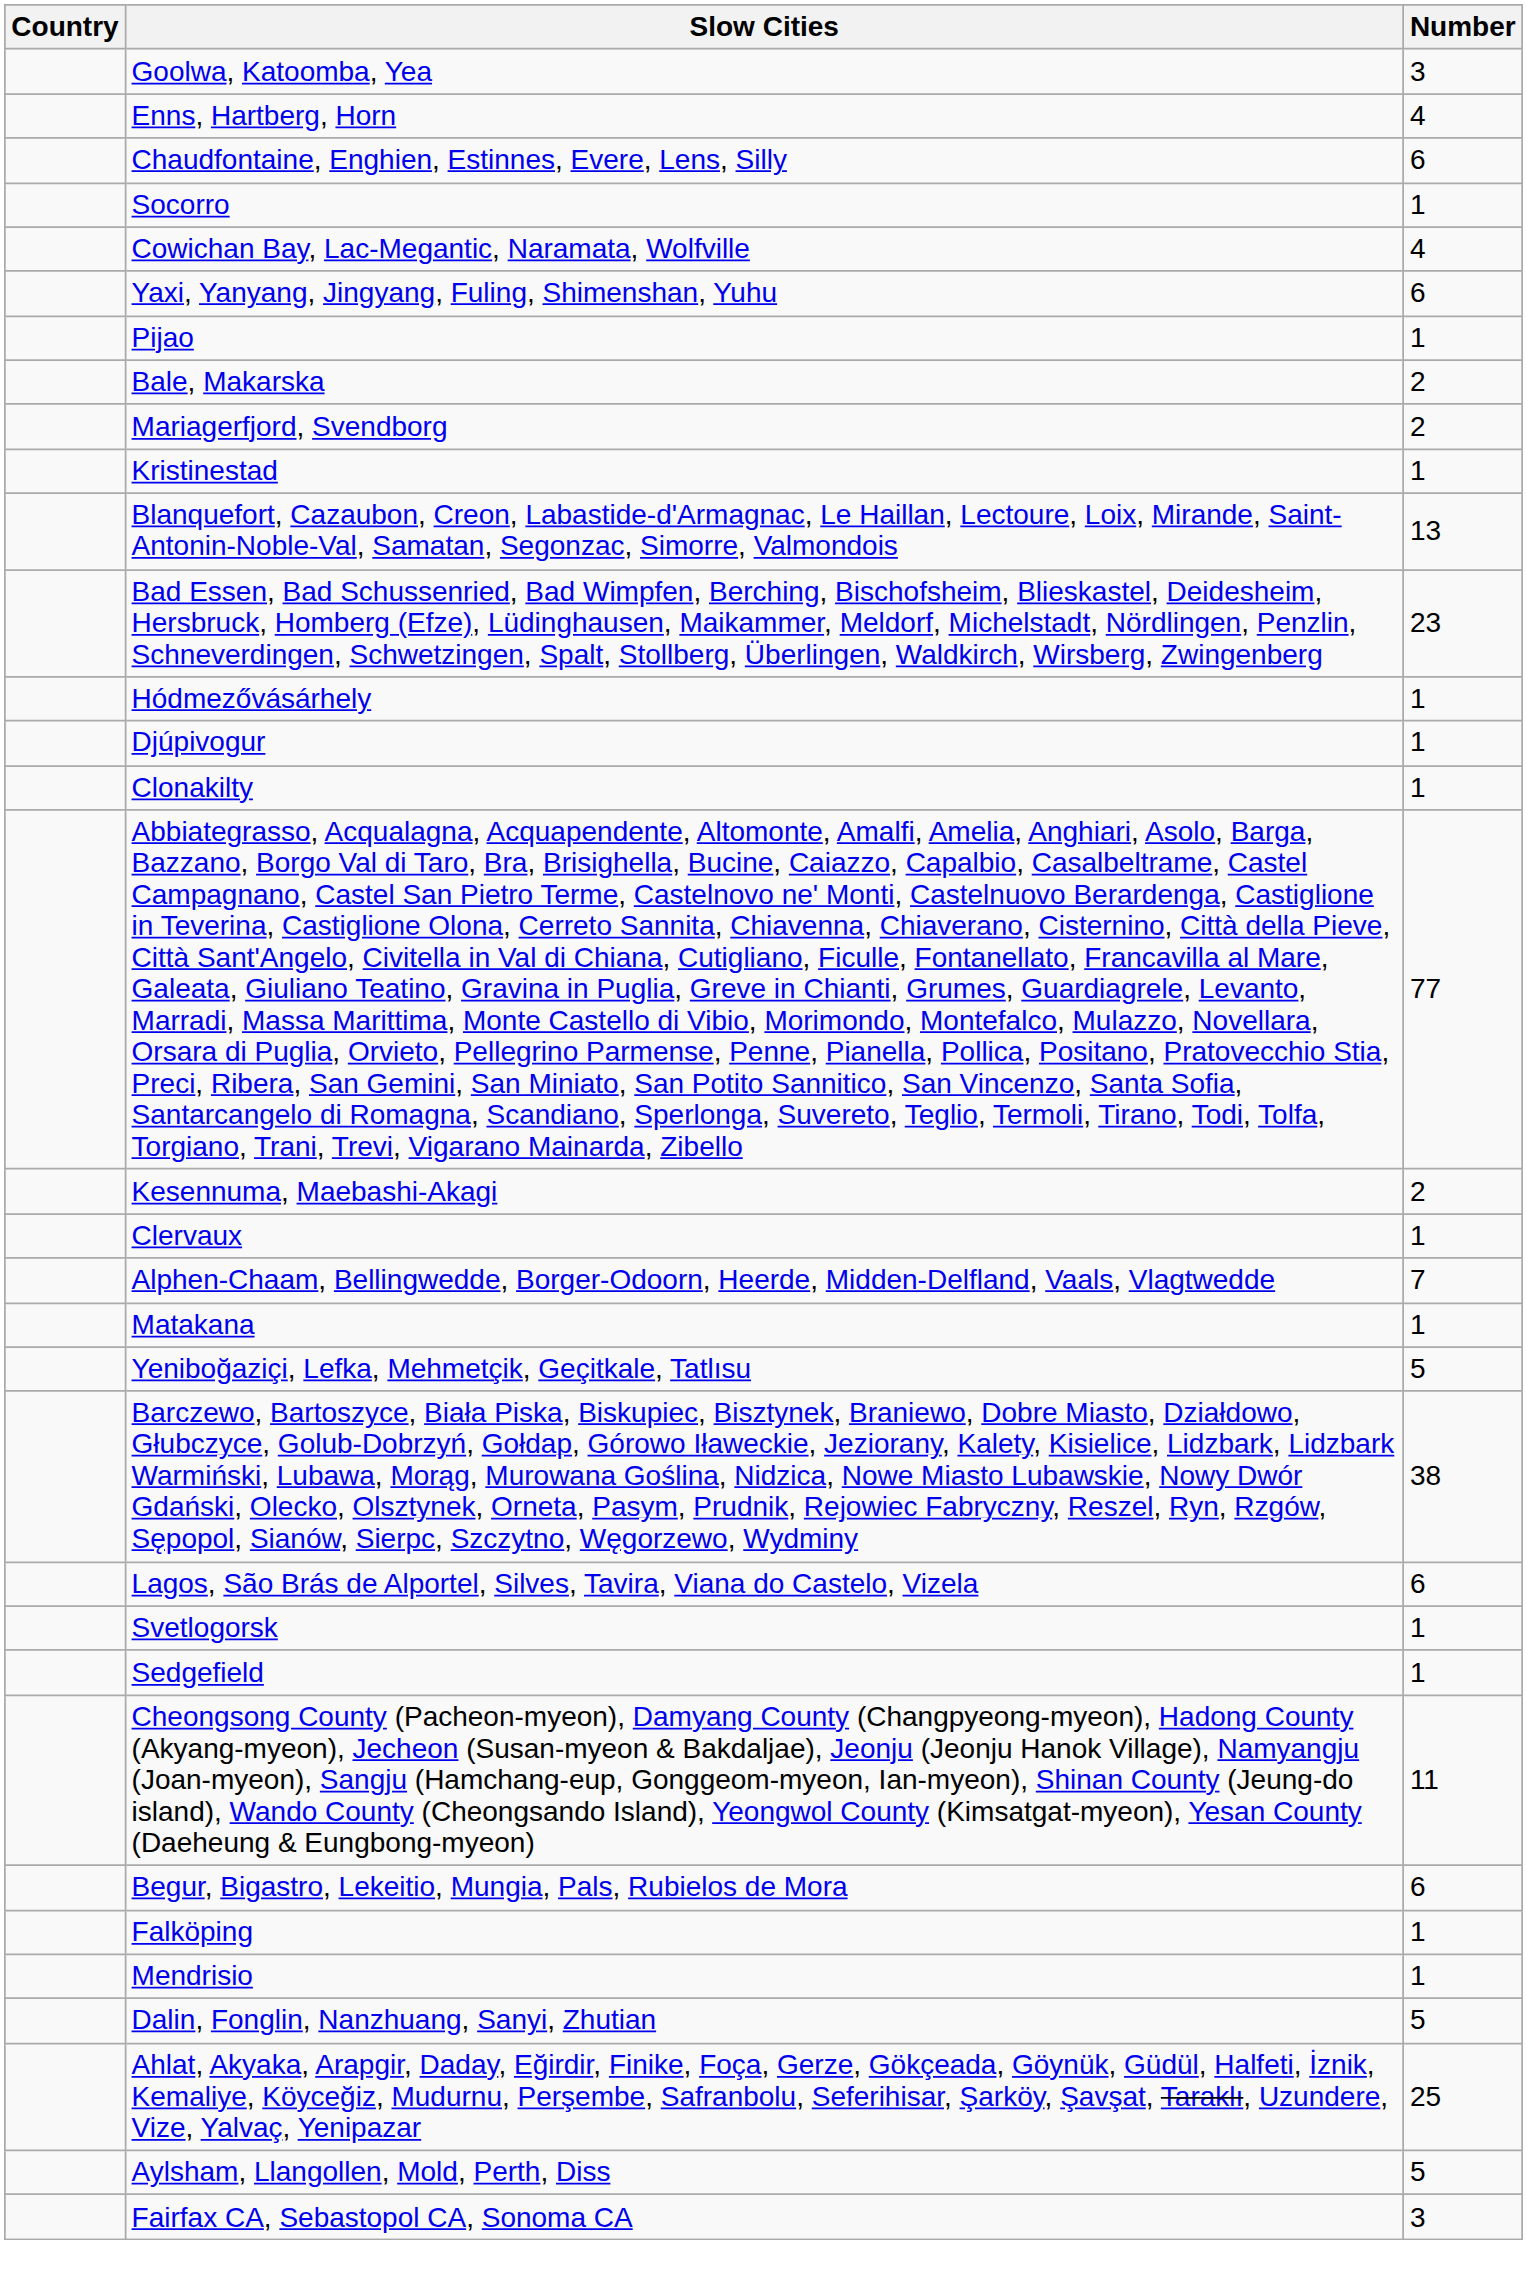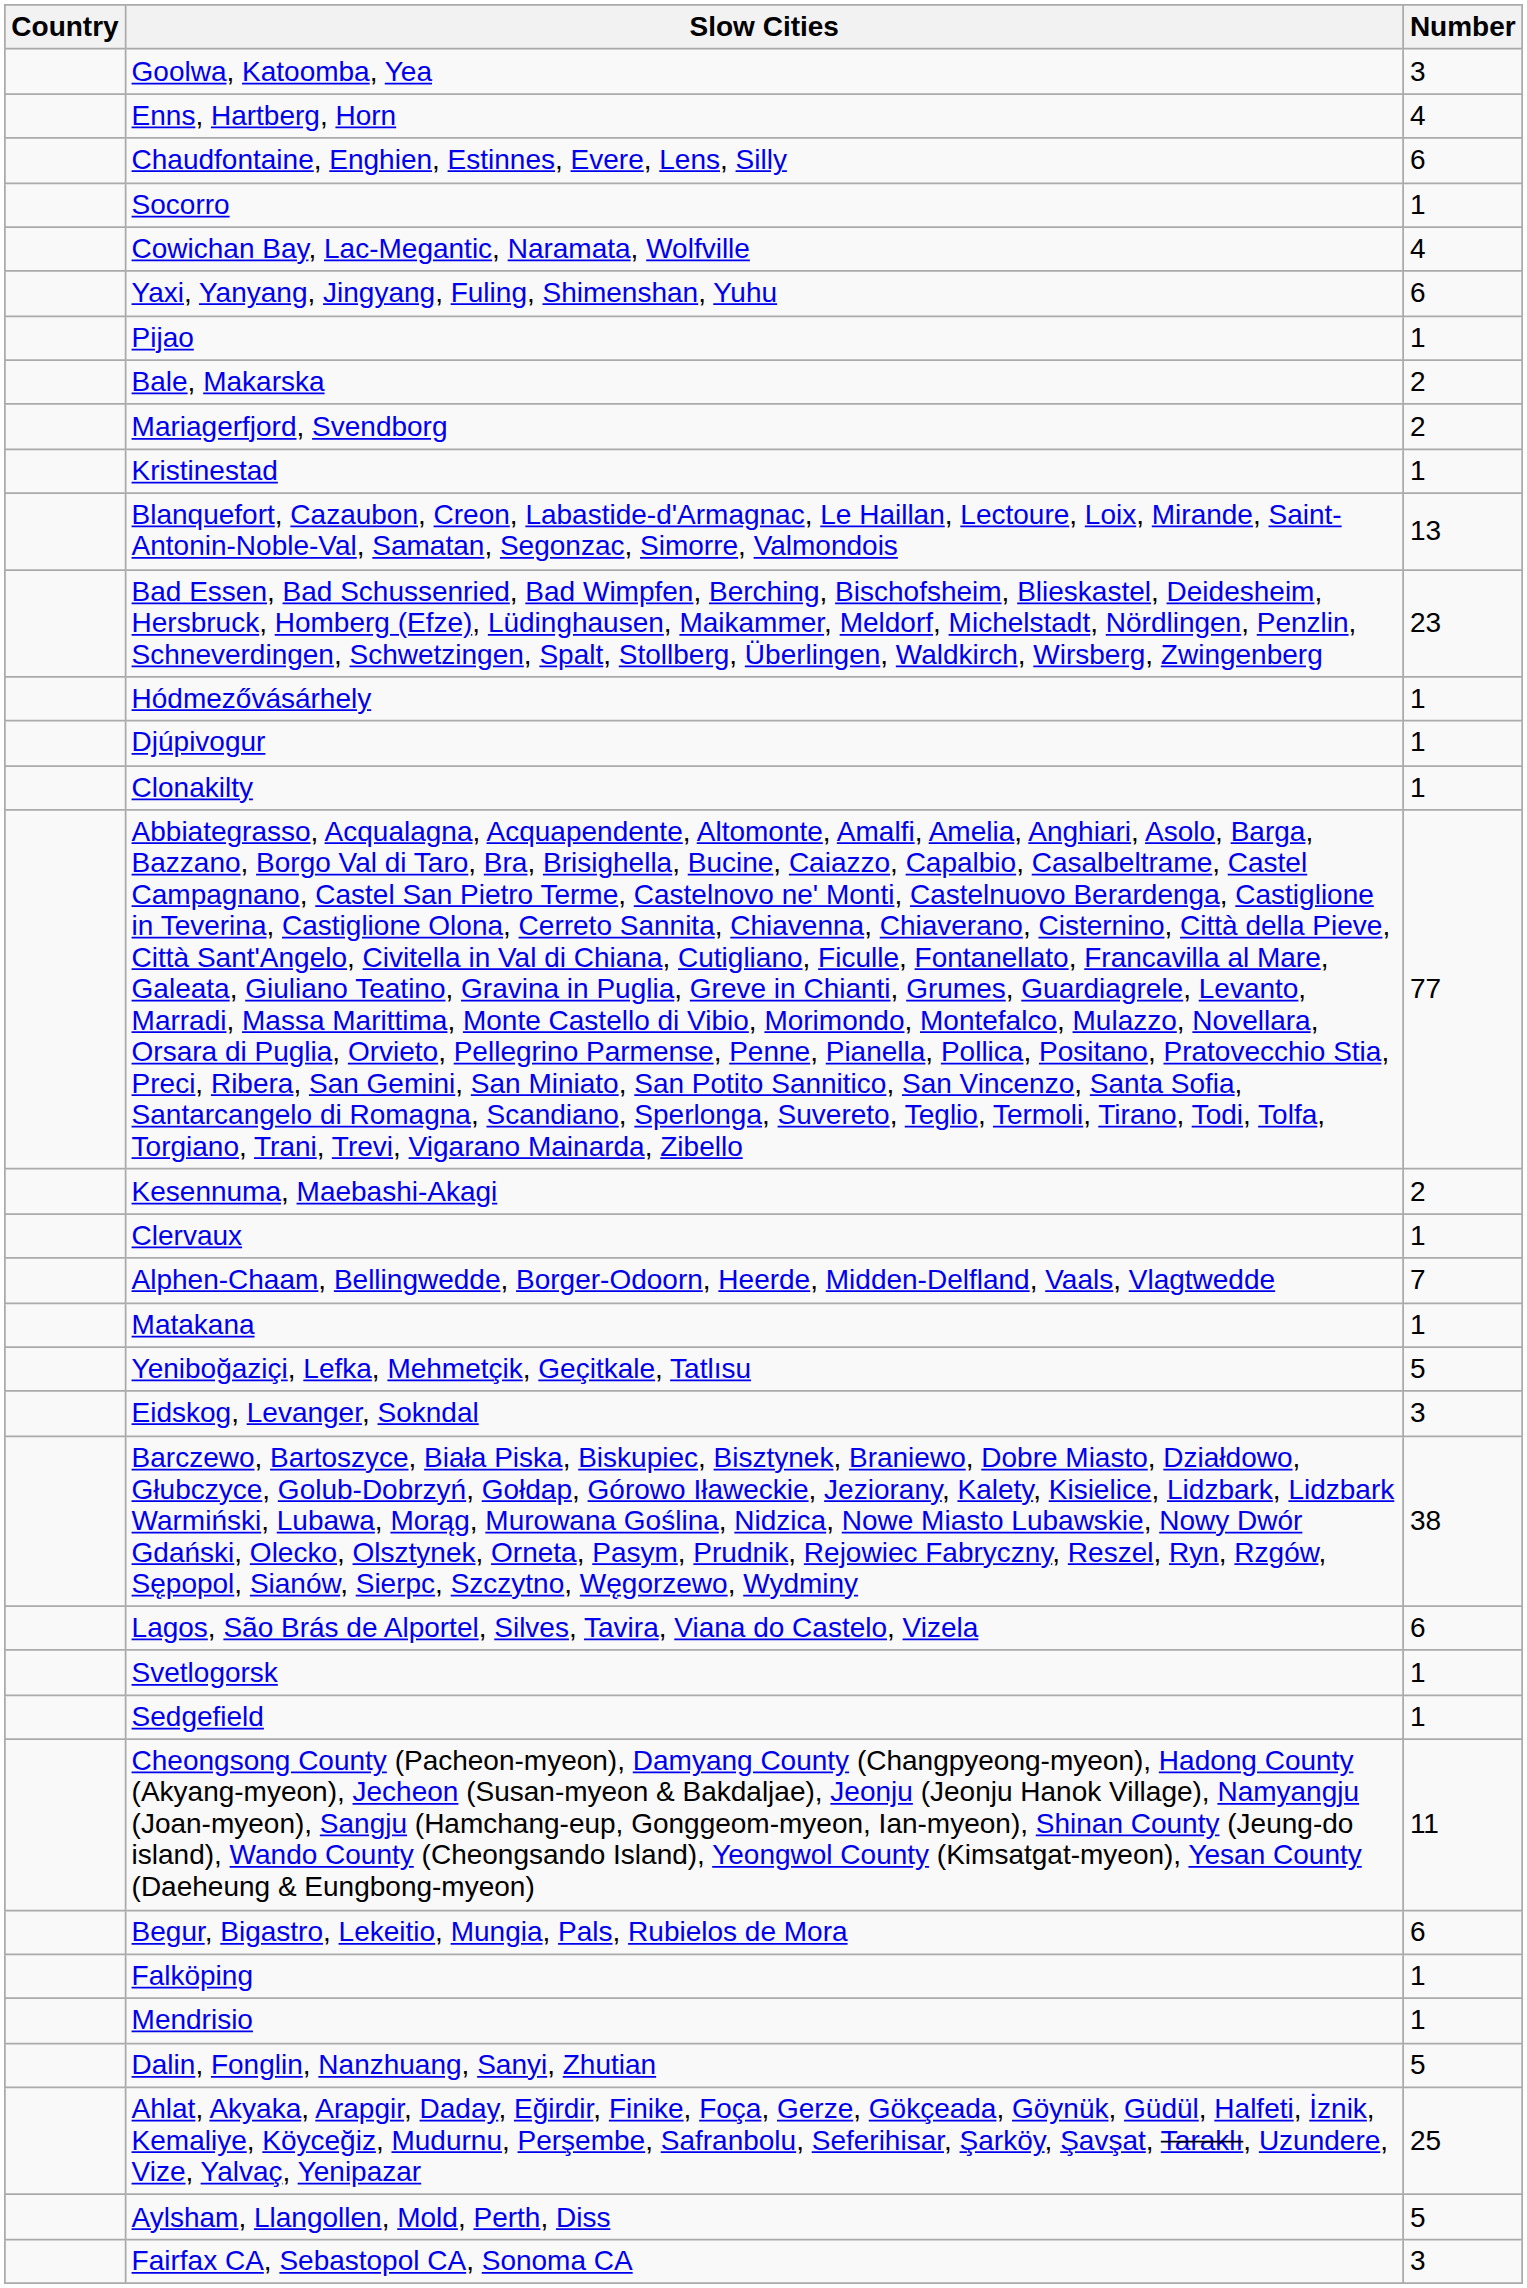+ row: (305, 1413)
